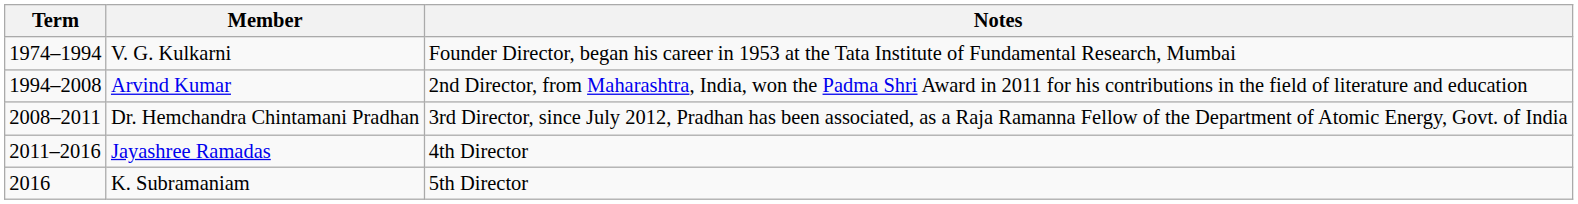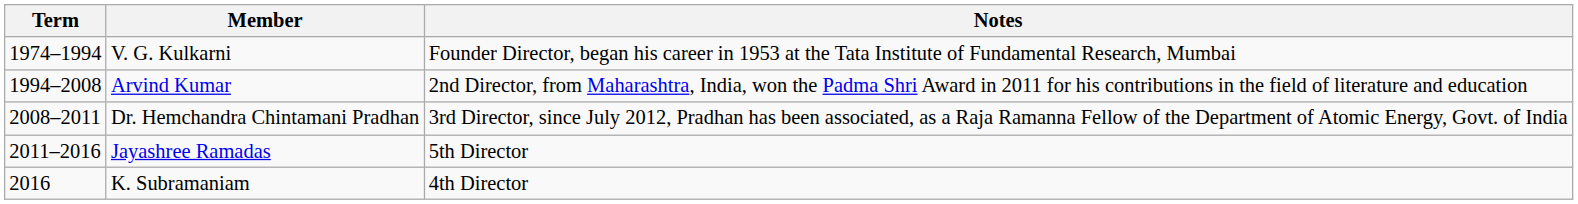(478, 150) 4th Director -> (478, 150) 5th Director
(478, 183) 5th Director -> (478, 183) 4th Director
